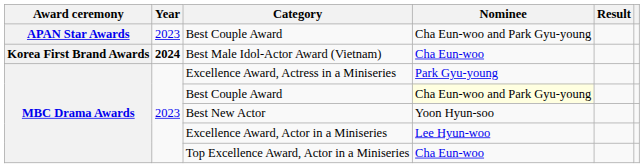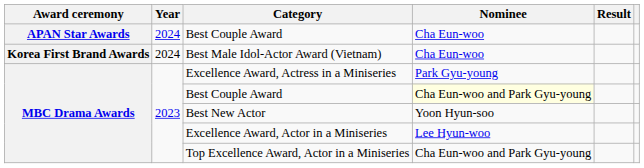(168, 34) 2023 -> (168, 34) 2024
(503, 34) Cha Eun-woo and Park Gyu-young -> (450, 34) Cha Eun-woo
(168, 53) bold -> (168, 53) normal
(450, 152) Cha Eun-woo -> (503, 152) Cha Eun-woo and Park Gyu-young
